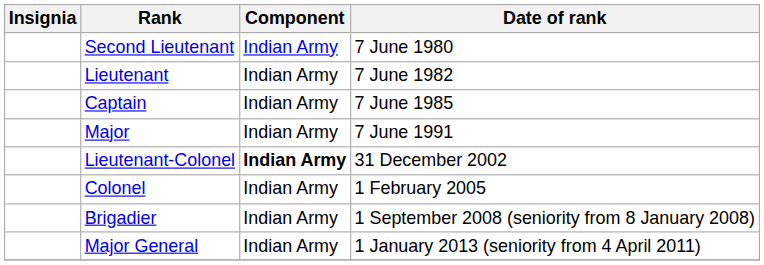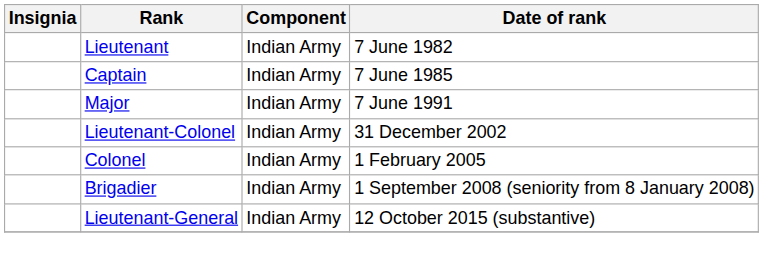- row: (159, 47)
(295, 160) bold -> (294, 132) normal
- row: (141, 246)
+ row: (161, 217)
